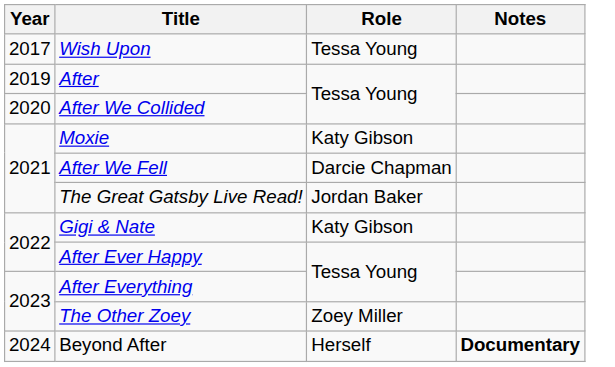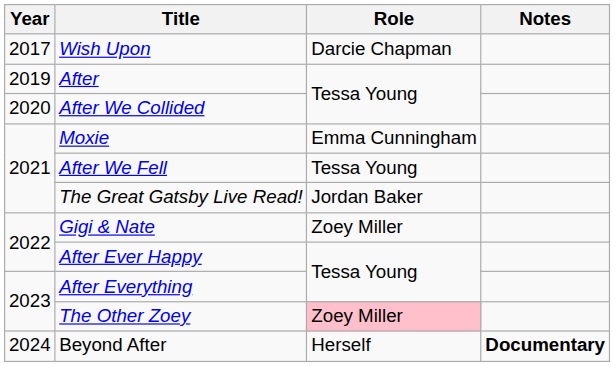(364, 49) Tessa Young -> (382, 49) Darcie Chapman
(362, 138) Katy Gibson -> (394, 138) Emma Cunningham
(382, 167) Darcie Chapman -> (364, 167) Tessa Young
(362, 227) Katy Gibson -> (357, 227) Zoey Miller
(357, 316) no background -> (357, 316) pink background
